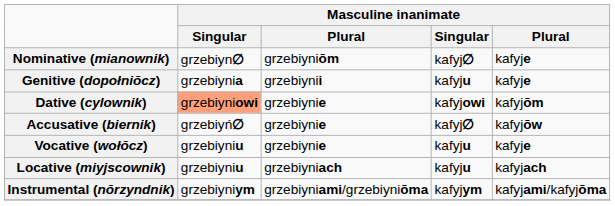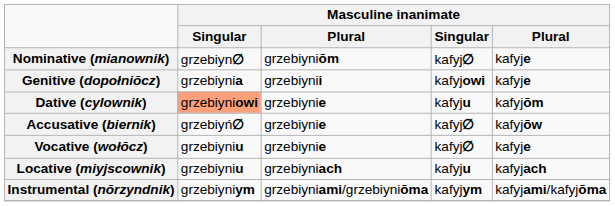(453, 80) kafyju -> (460, 80) kafyjowi
(460, 102) kafyjowi -> (453, 102) kafyju
(453, 146) kafyju -> (454, 147) kafyj∅
